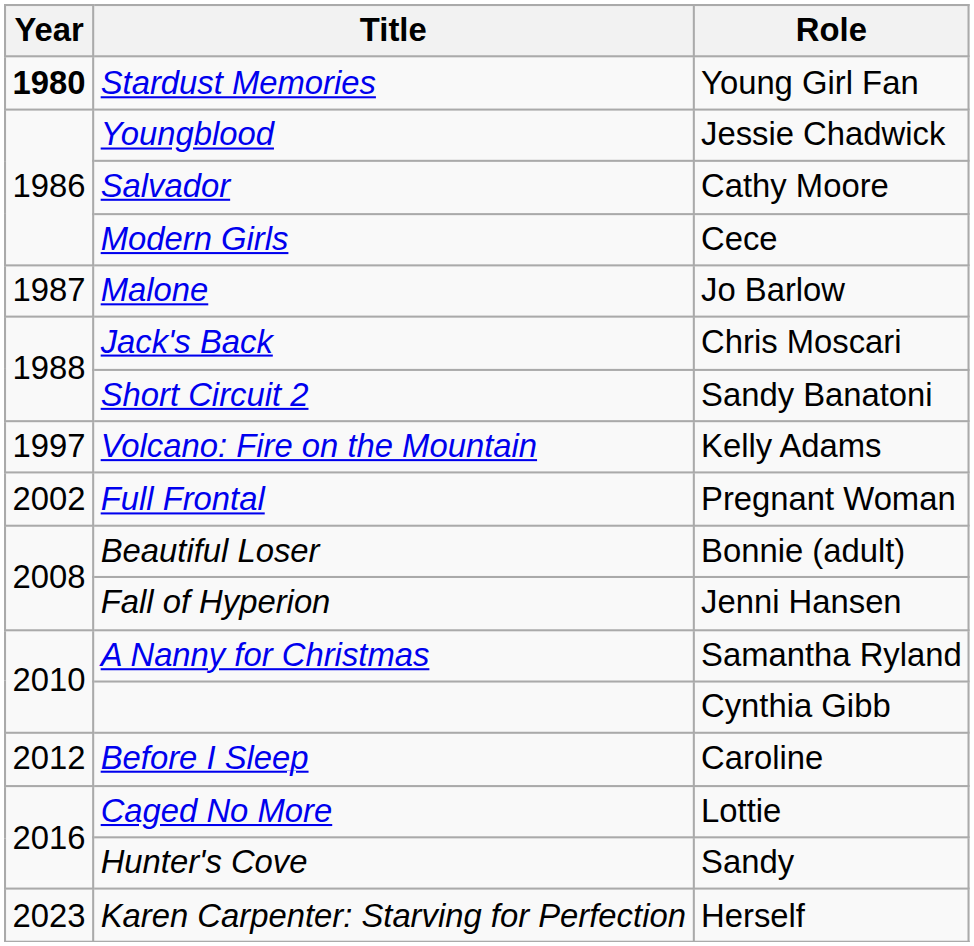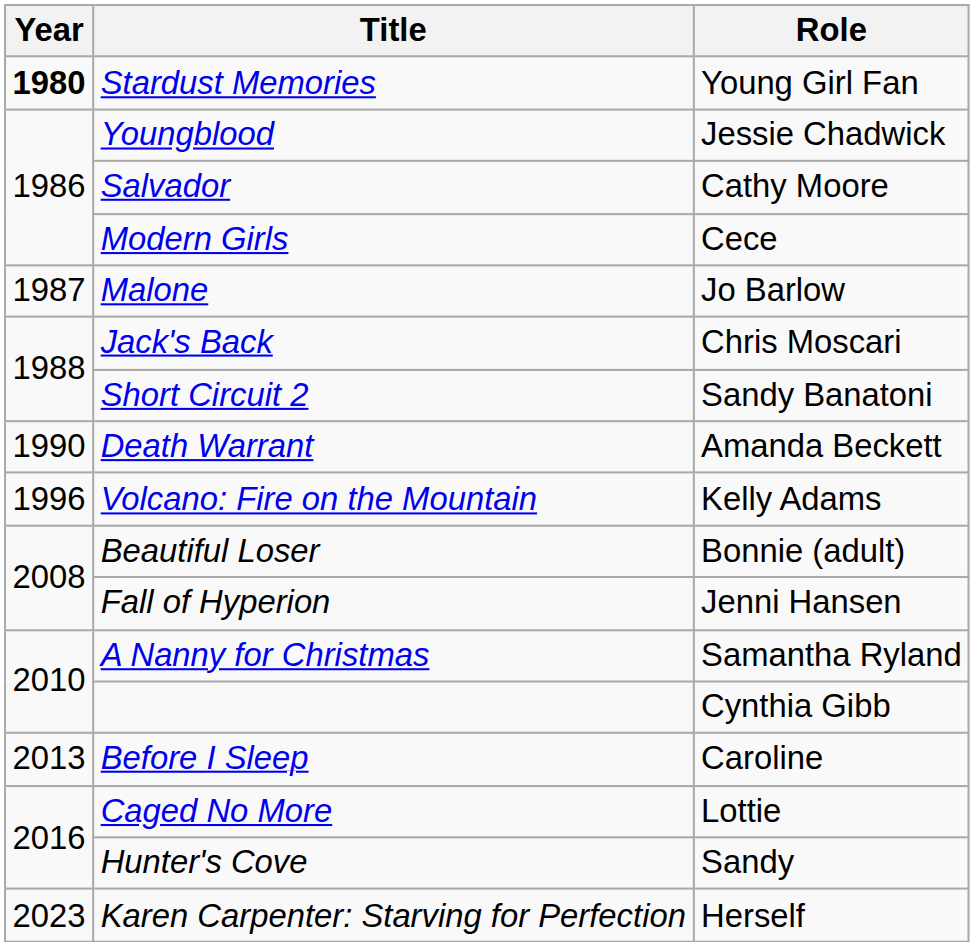+ row: (207, 446)
(49, 446) 1997 -> (49, 498) 1996
- row: (183, 498)
(49, 758) 2012 -> (49, 758) 2013
